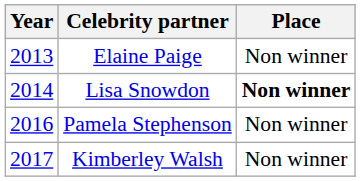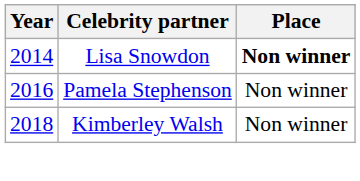- row: (147, 55)
(32, 158) 2017 -> (32, 124) 2018
